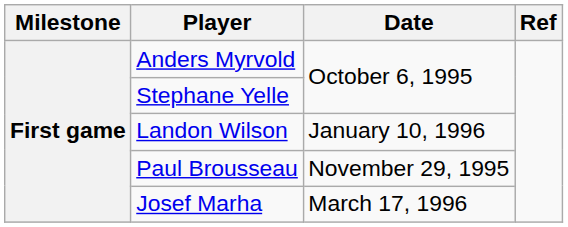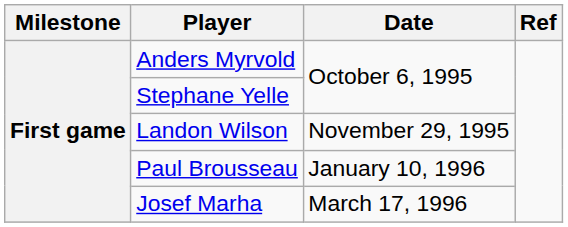(397, 131) January 10, 1996 -> (409, 131) November 29, 1995
(409, 167) November 29, 1995 -> (397, 167) January 10, 1996
